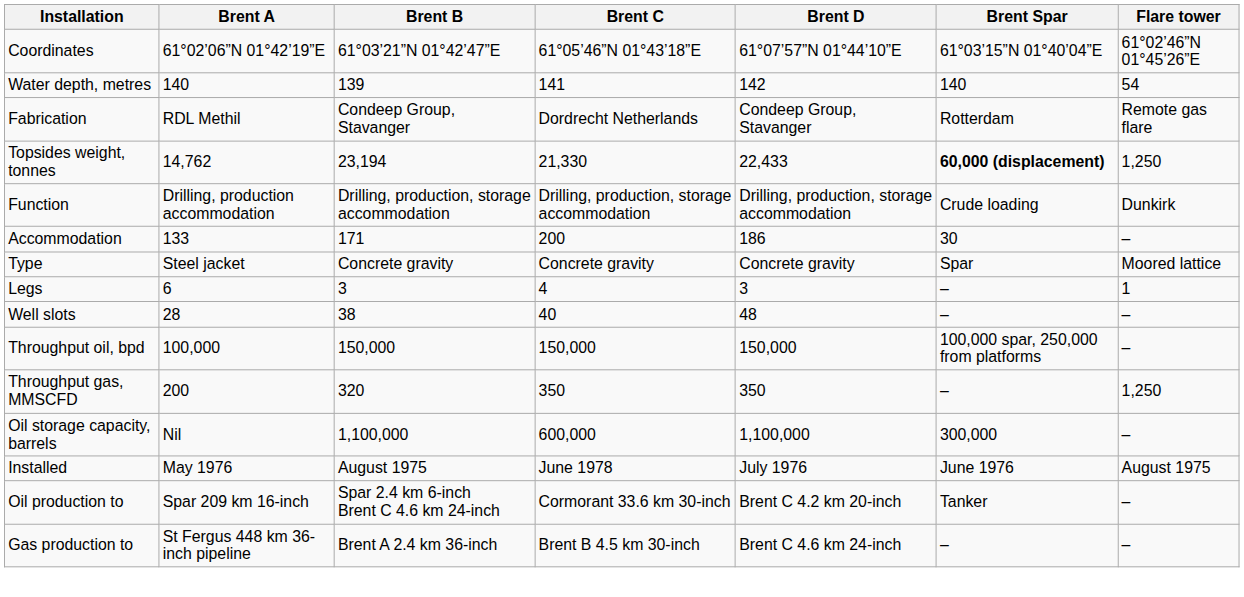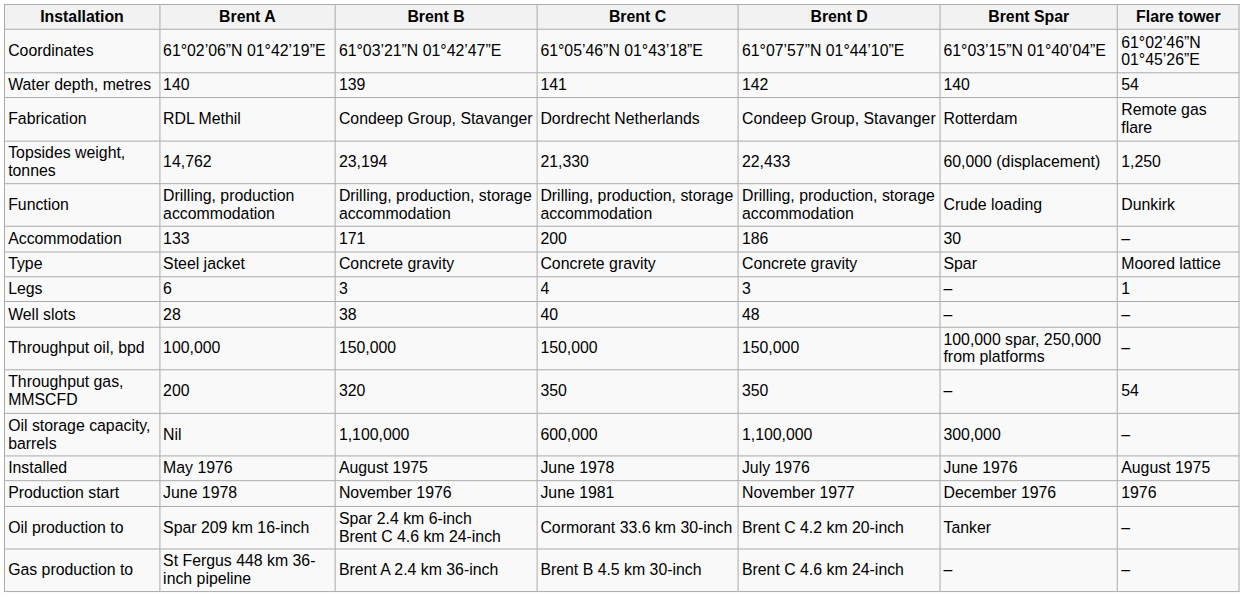(1022, 162) bold -> (1022, 162) normal
(1141, 391) 1,250 -> (1130, 391) 54
+ row: (64, 493)
